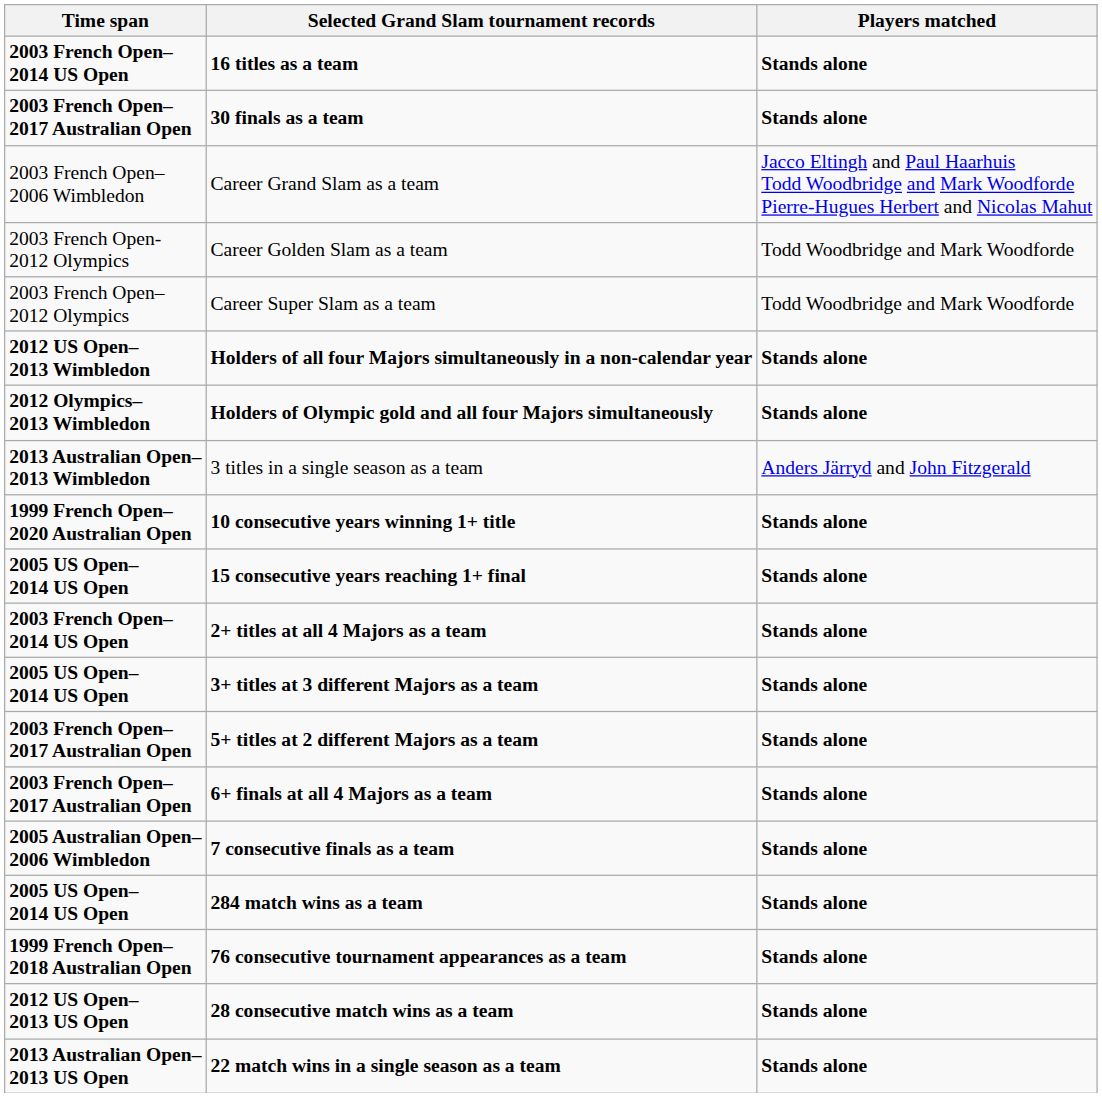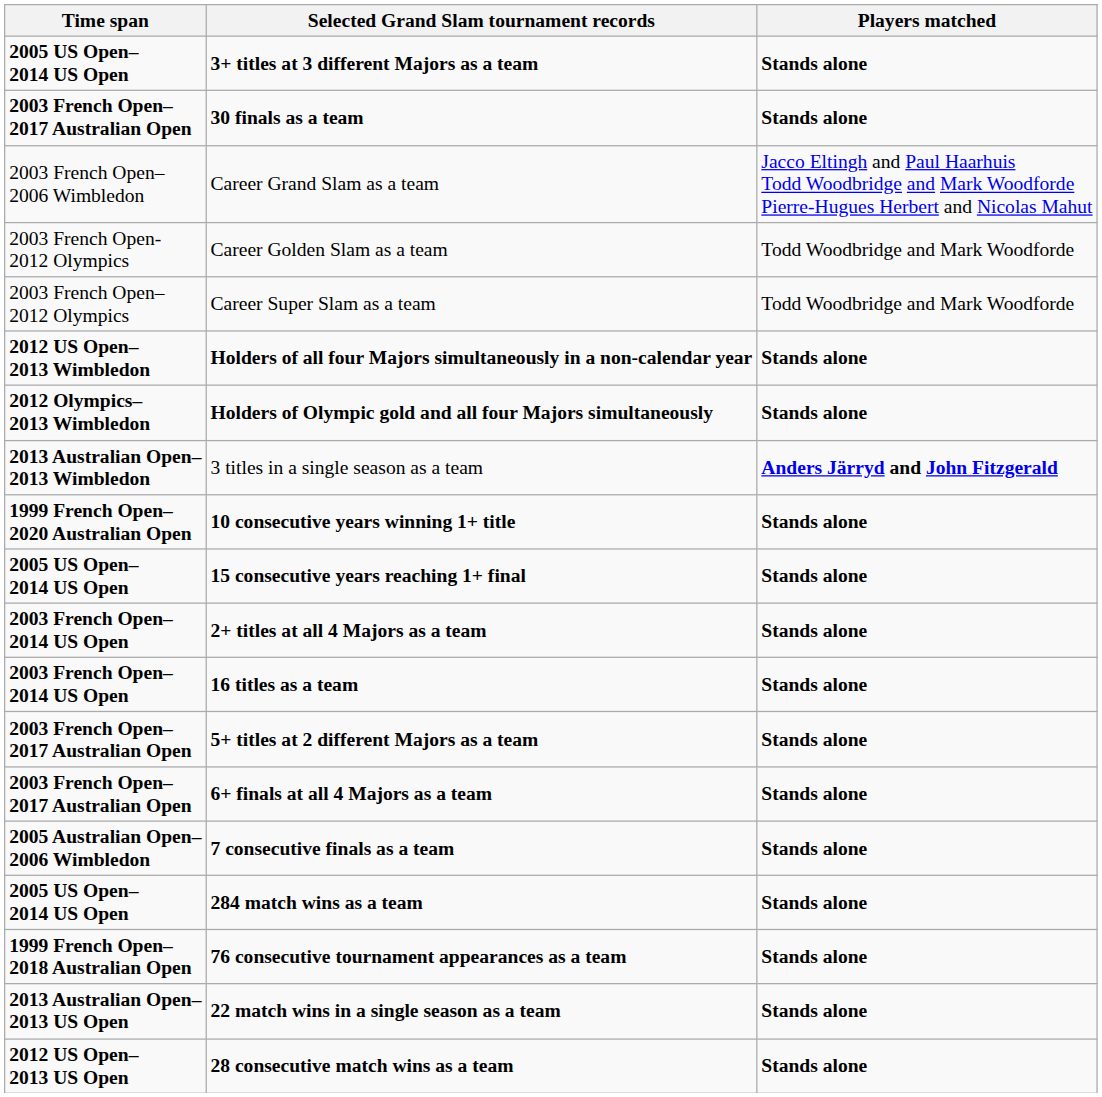rows swapped: (284, 62) <-> (374, 684)
(896, 466) normal -> (910, 466) bold
rows swapped: (386, 1065) <-> (362, 1010)
